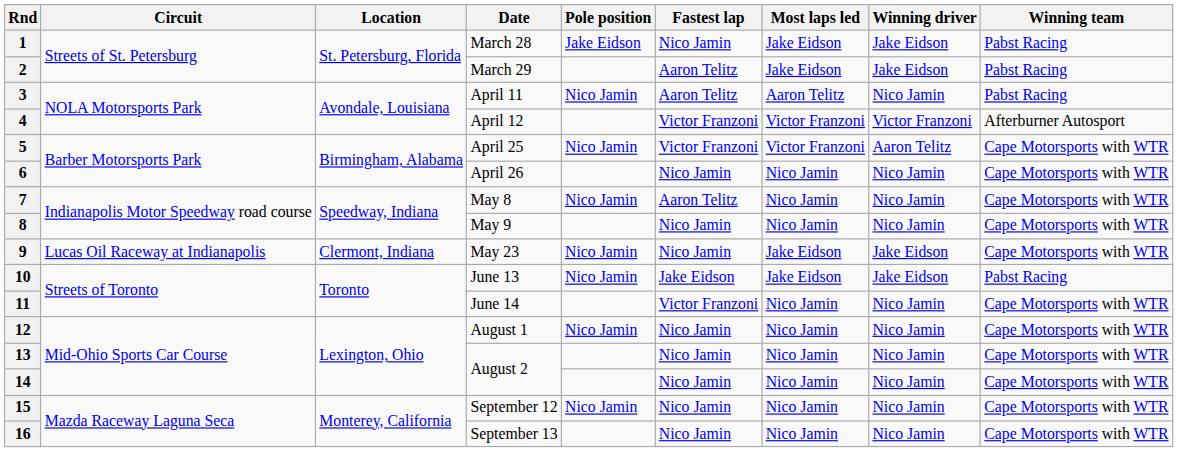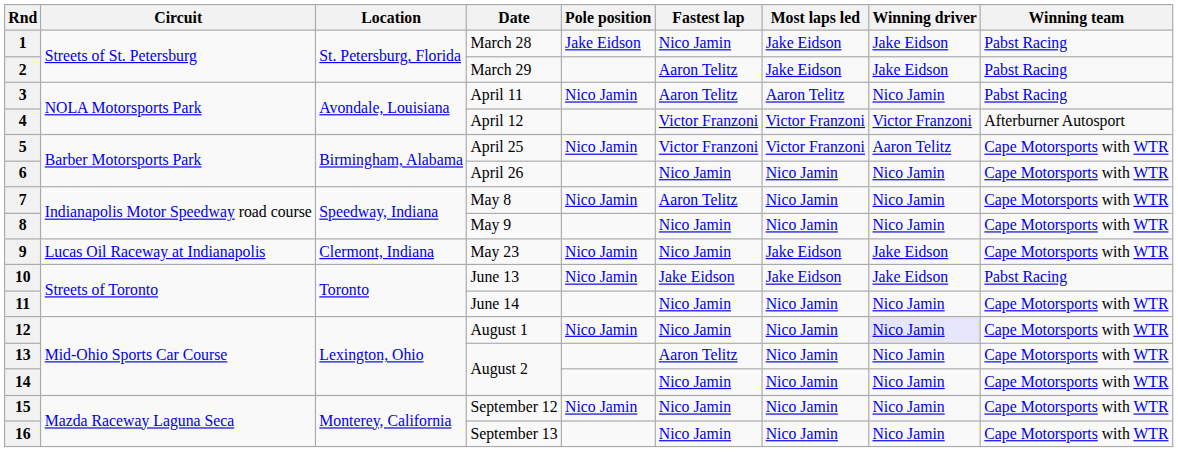(709, 303) Victor Franzoni -> (695, 303) Nico Jamin
(909, 329) no background -> (909, 329) lavender background
(695, 355) Nico Jamin -> (698, 355) Aaron Telitz
